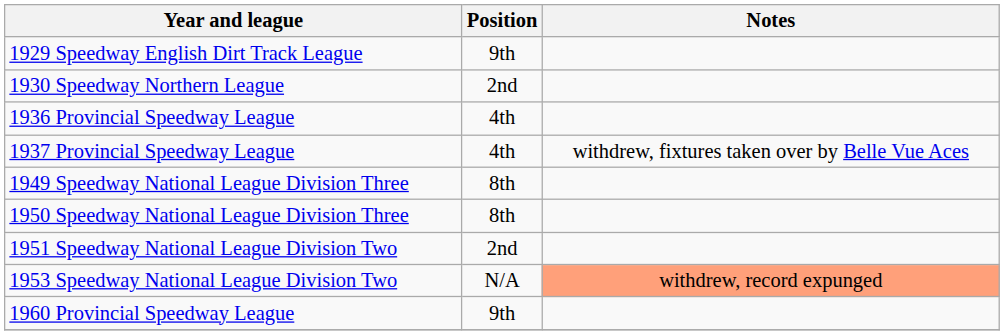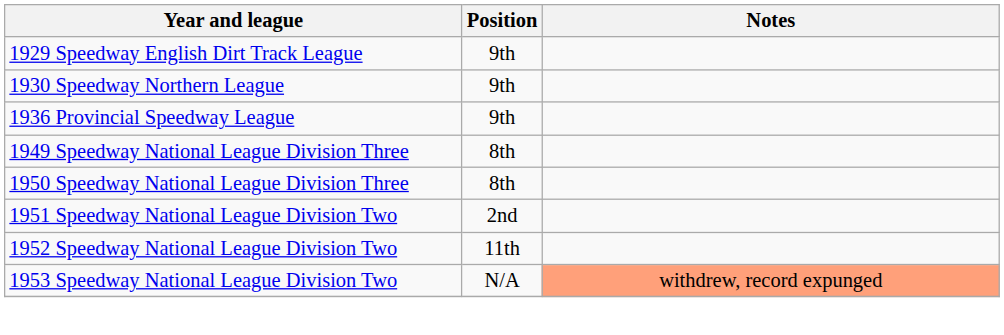(502, 85) 2nd -> (502, 85) 9th
(502, 118) 4th -> (502, 118) 9th
- row: (152, 150)
+ row: (203, 248)
- row: (152, 313)
